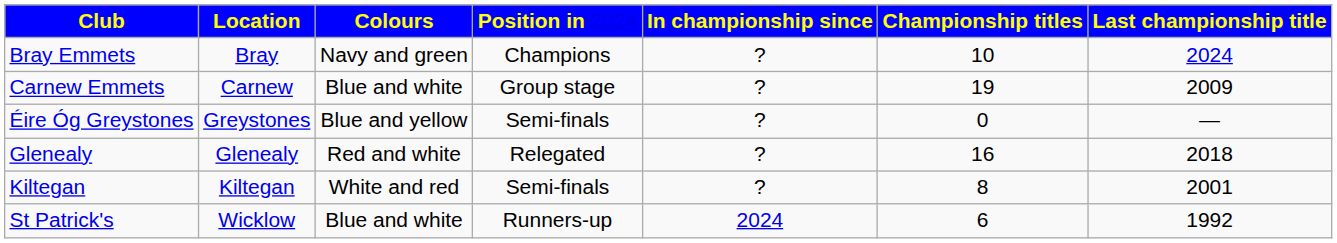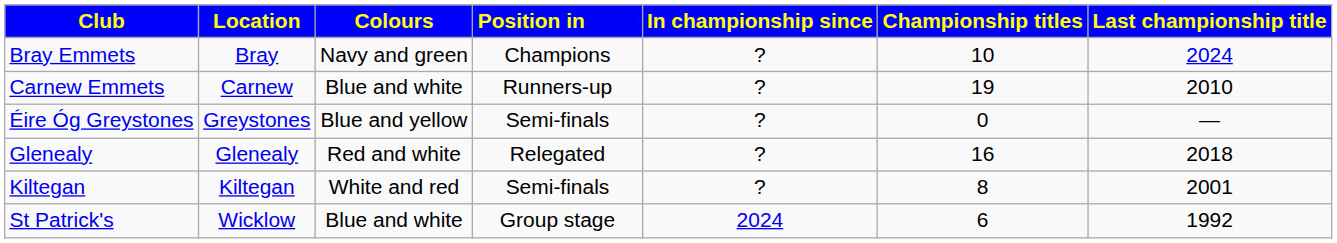(557, 87) Group stage -> (557, 87) Runners-up
(1210, 87) 2009 -> (1210, 87) 2010
(557, 220) Runners-up -> (557, 220) Group stage
